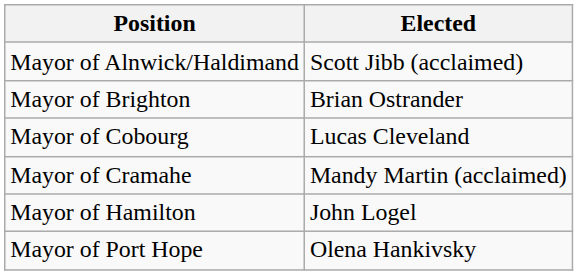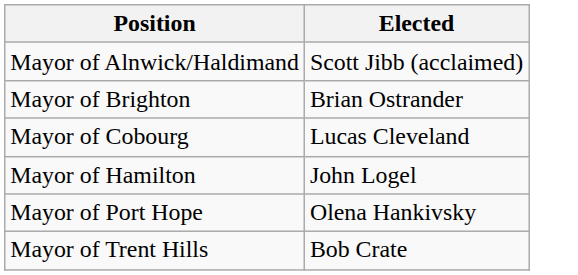- row: (101, 174)
+ row: (109, 250)
